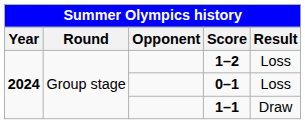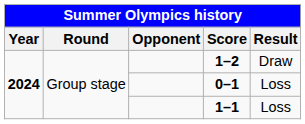(276, 61) Loss -> (276, 61) Draw
(276, 107) Draw -> (276, 107) Loss
